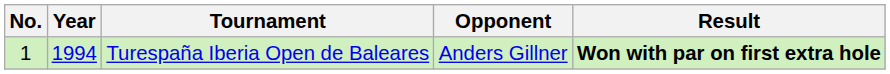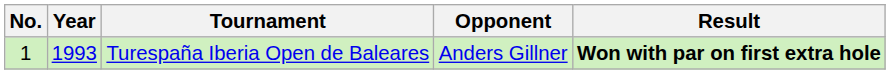(74, 53) 1994 -> (74, 53) 1993
